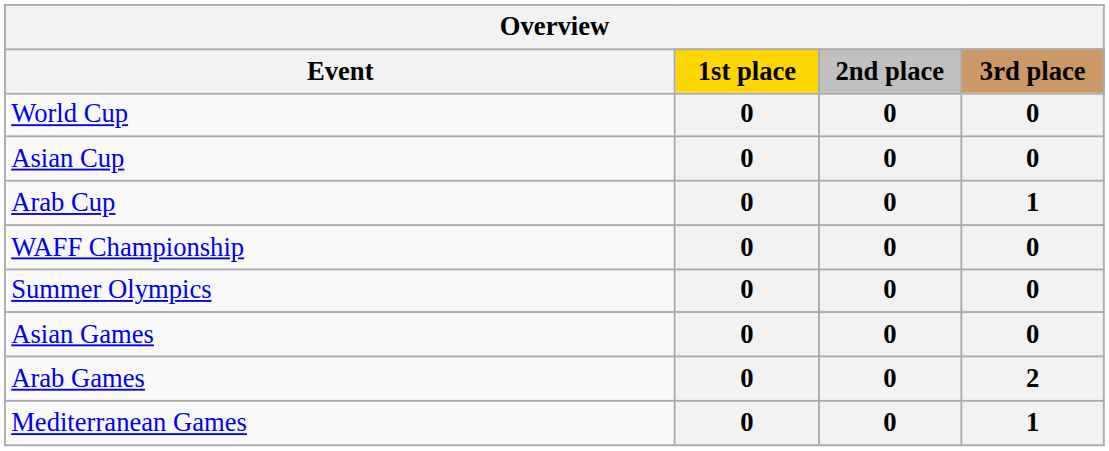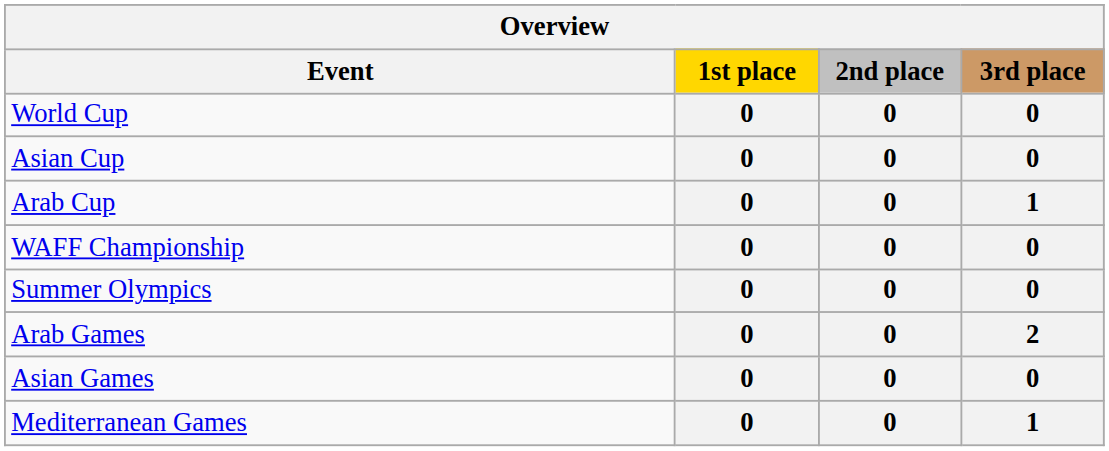rows swapped: (83, 334) <-> (78, 378)
